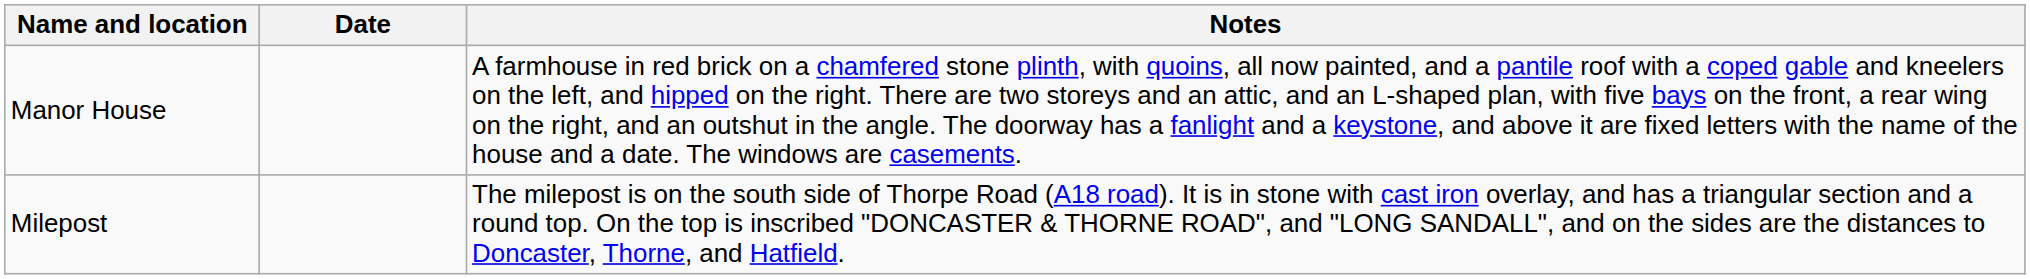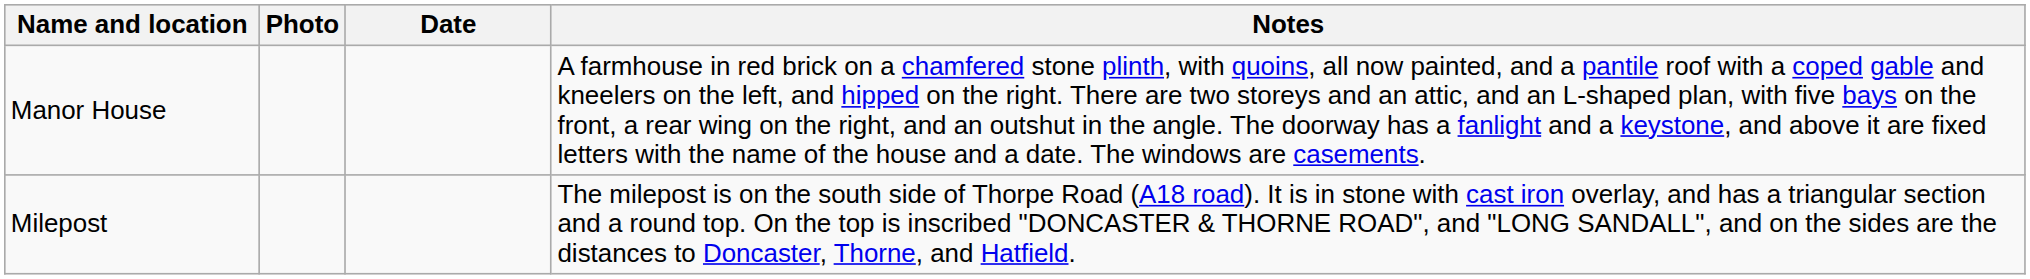+ column: (302, 25)
